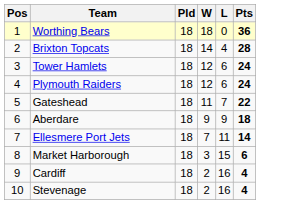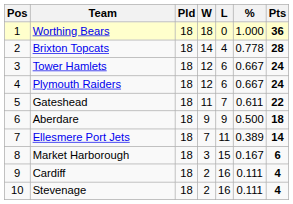+ column: (250, 13)
